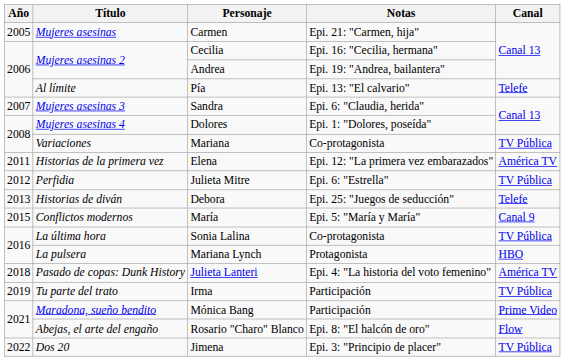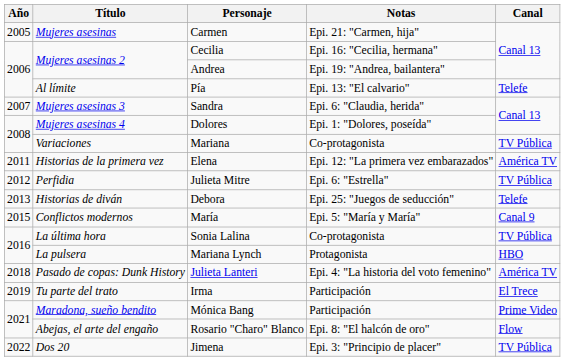(525, 291) TV Pública -> (518, 291) El Trece
